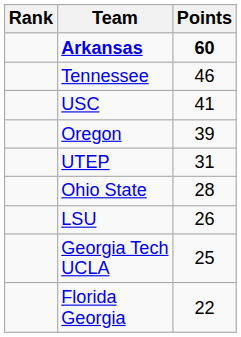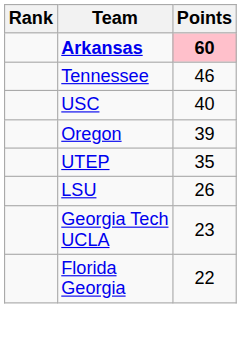(204, 47) no background -> (204, 47) pink background
(204, 104) 41 -> (204, 104) 40
(204, 162) 31 -> (204, 162) 35
- row: (104, 190)
(204, 258) 25 -> (204, 229) 23
